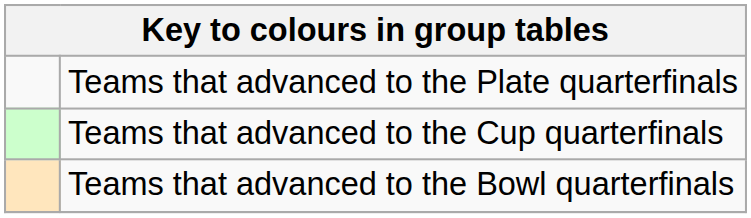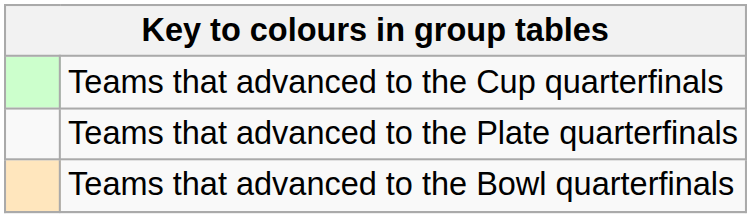rows swapped: (396, 133) <-> (403, 81)
